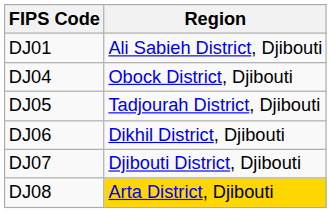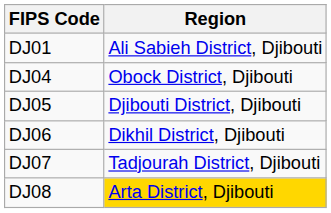(214, 105) Tadjourah District, Djibouti -> (205, 105) Djibouti District, Djibouti
(205, 163) Djibouti District, Djibouti -> (214, 163) Tadjourah District, Djibouti
